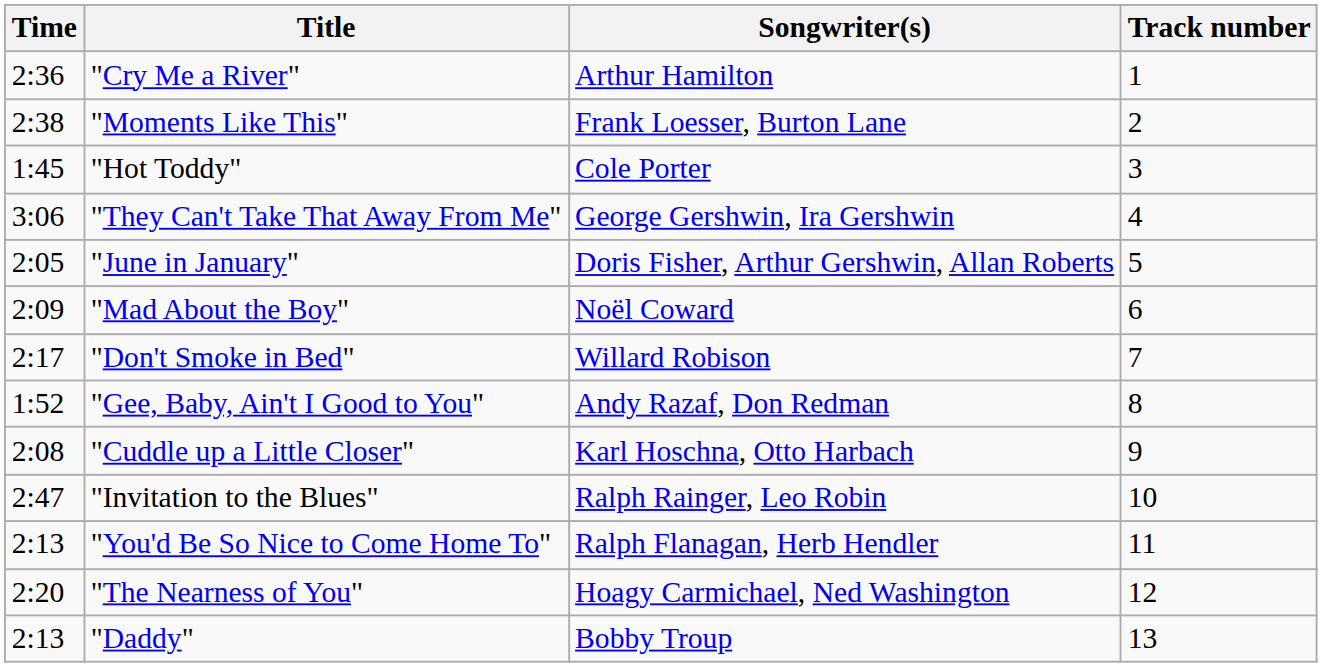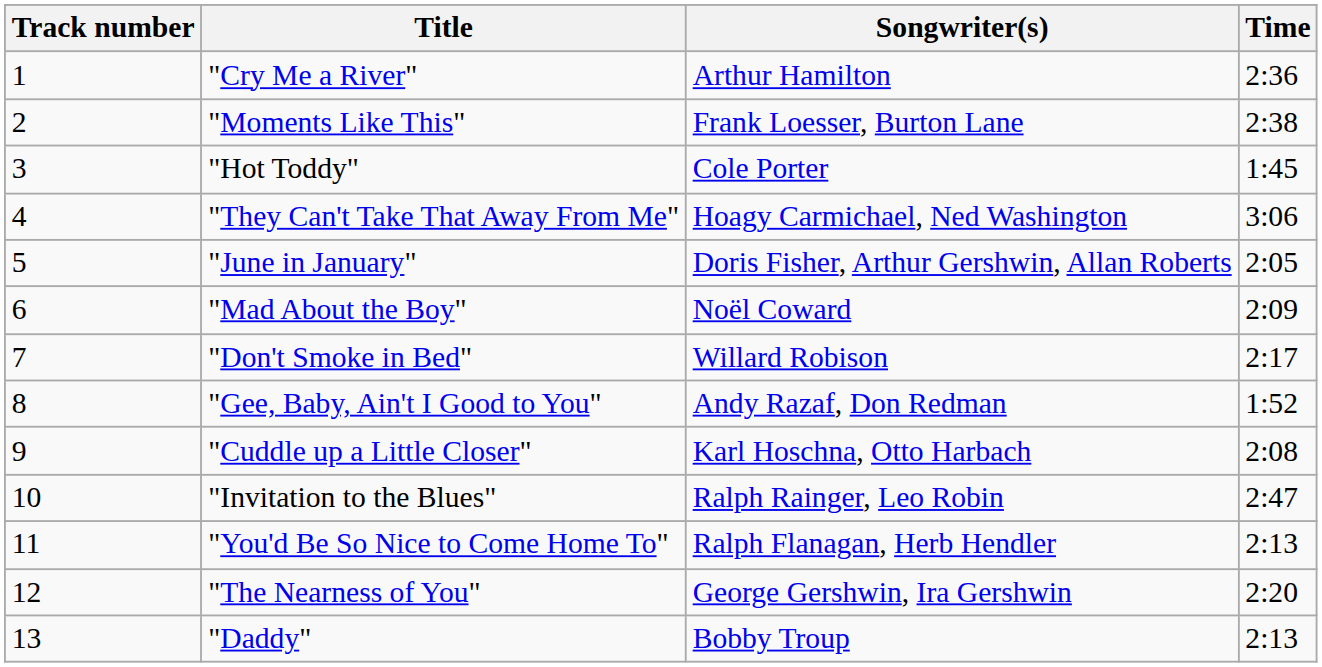columns swapped: (1219, 27) <-> (44, 27)
(765, 215) George Gershwin, Ira Gershwin -> (910, 215) Hoagy Carmichael, Ned Washington
(792, 591) Hoagy Carmichael, Ned Washington -> (882, 591) George Gershwin, Ira Gershwin
